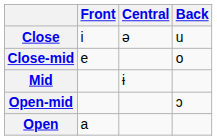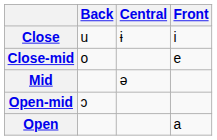columns swapped: (98, 15) <-> (192, 15)
(126, 37) ǝ -> (121, 37) ɨ
(123, 80) ɨ -> (124, 80) ǝ
